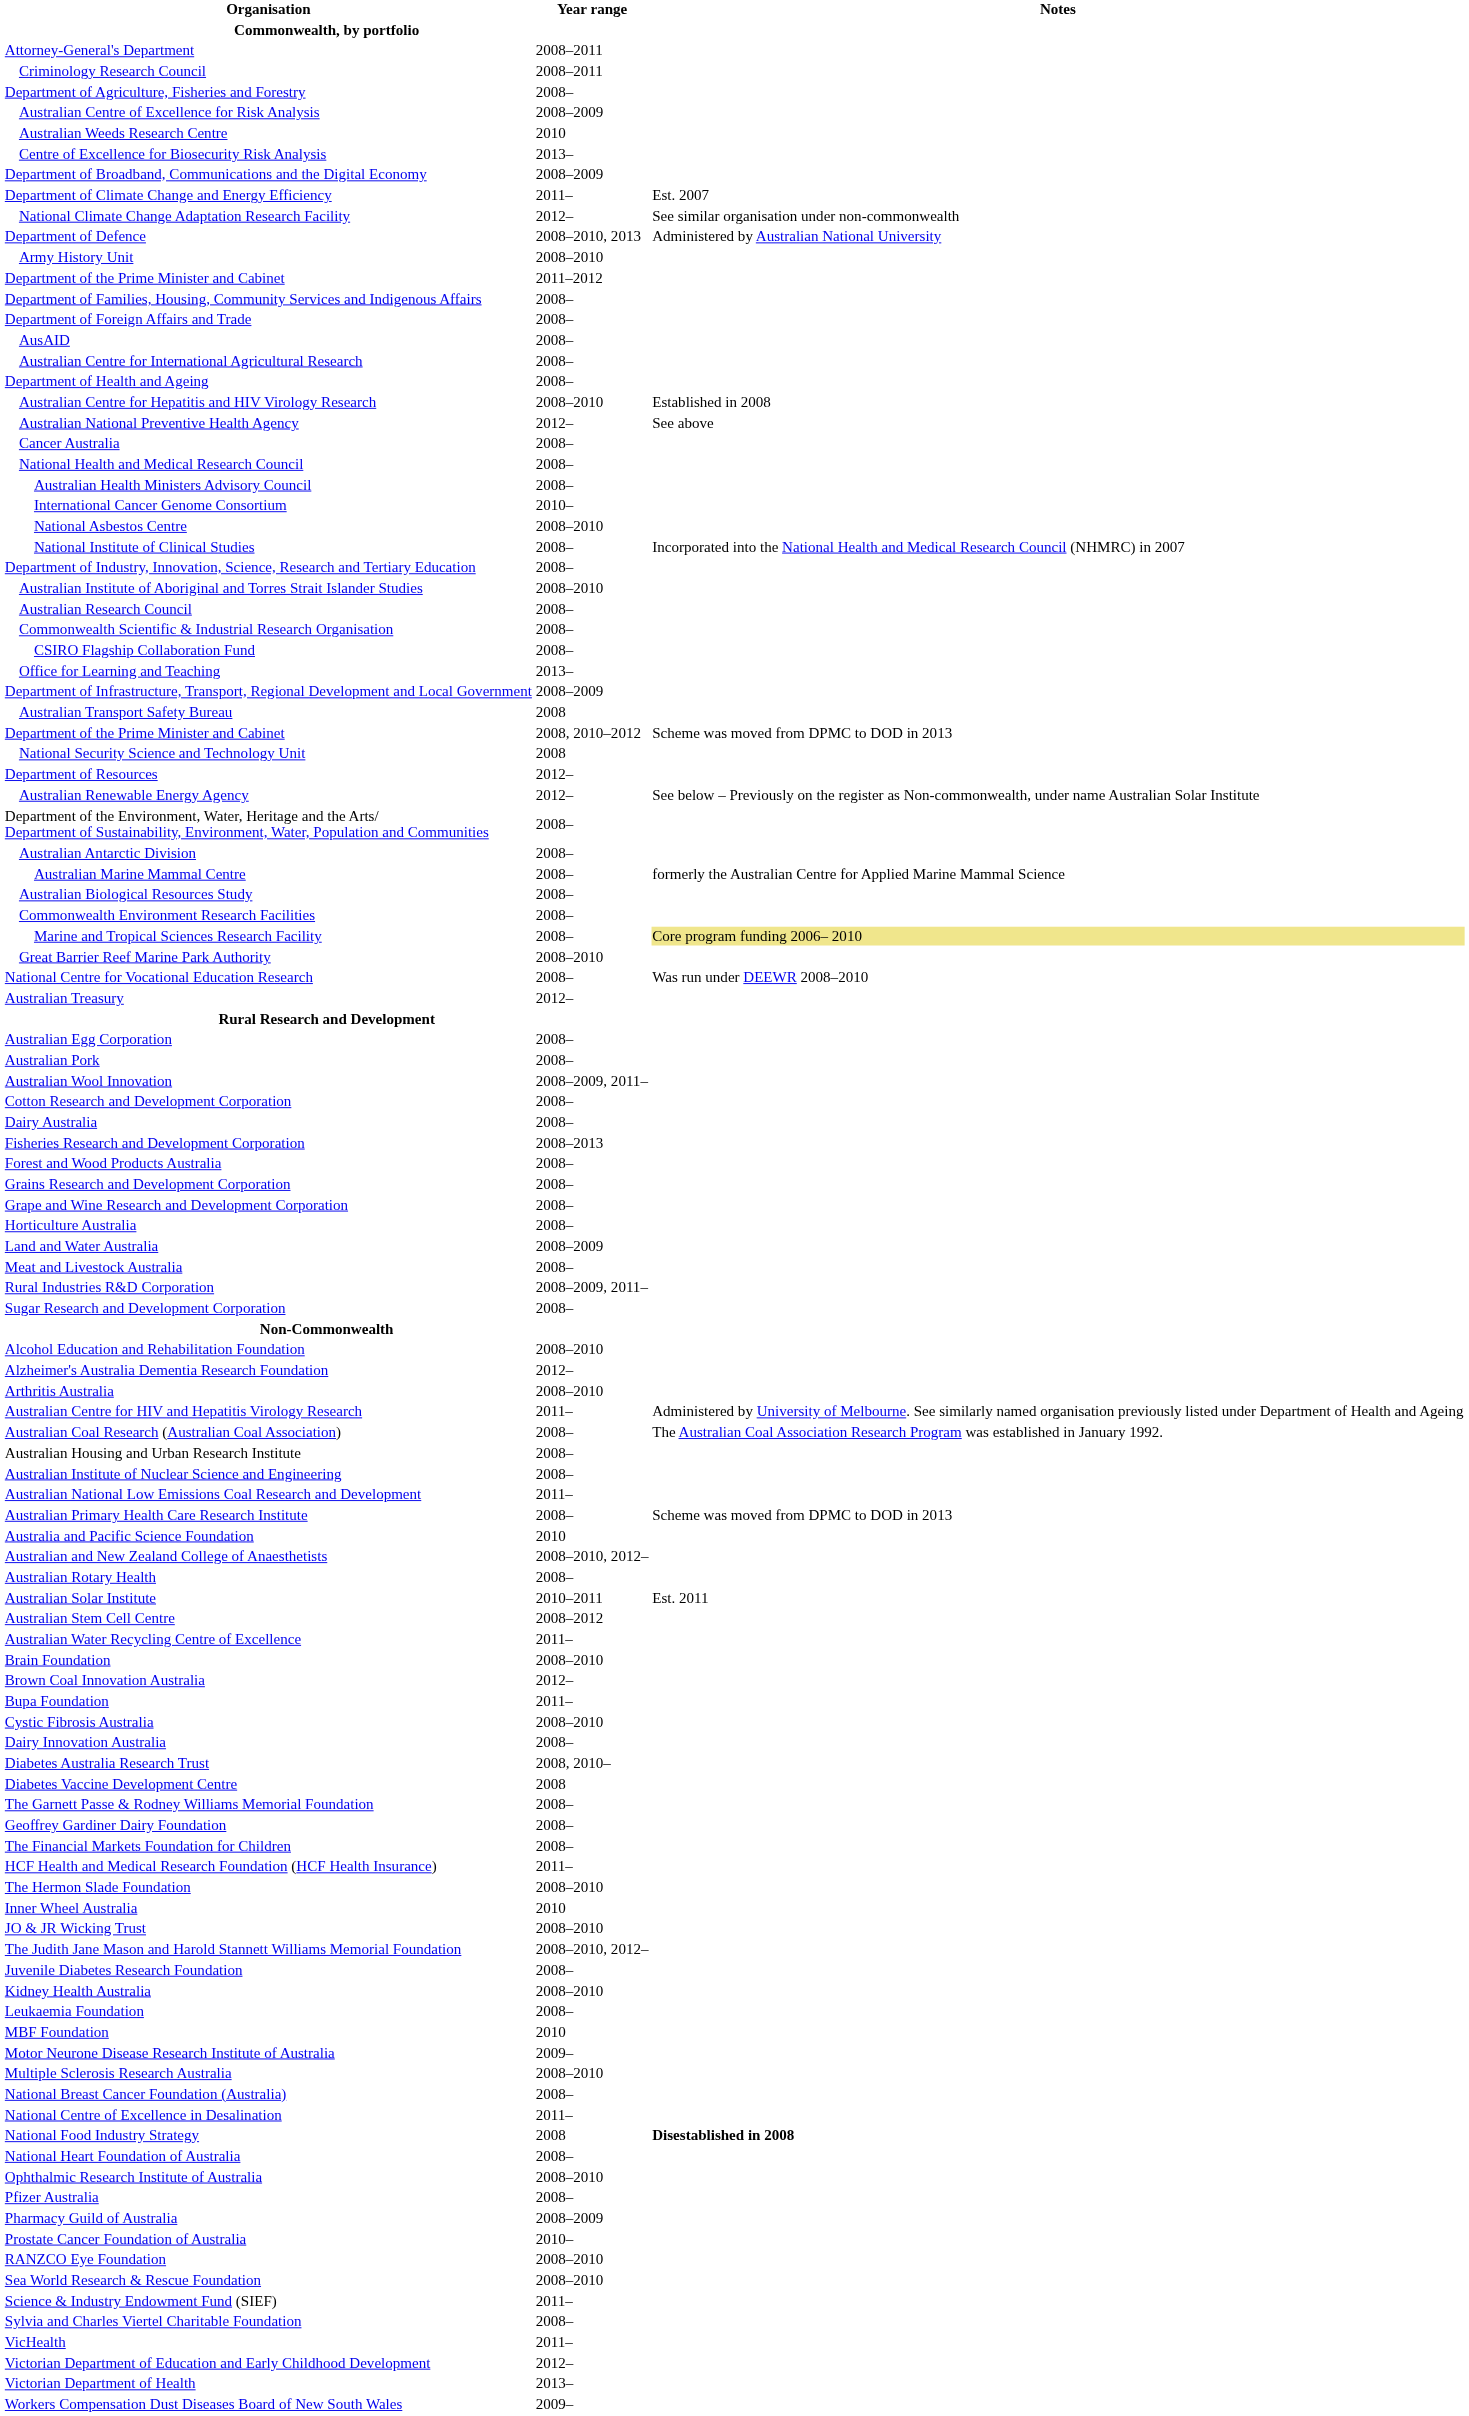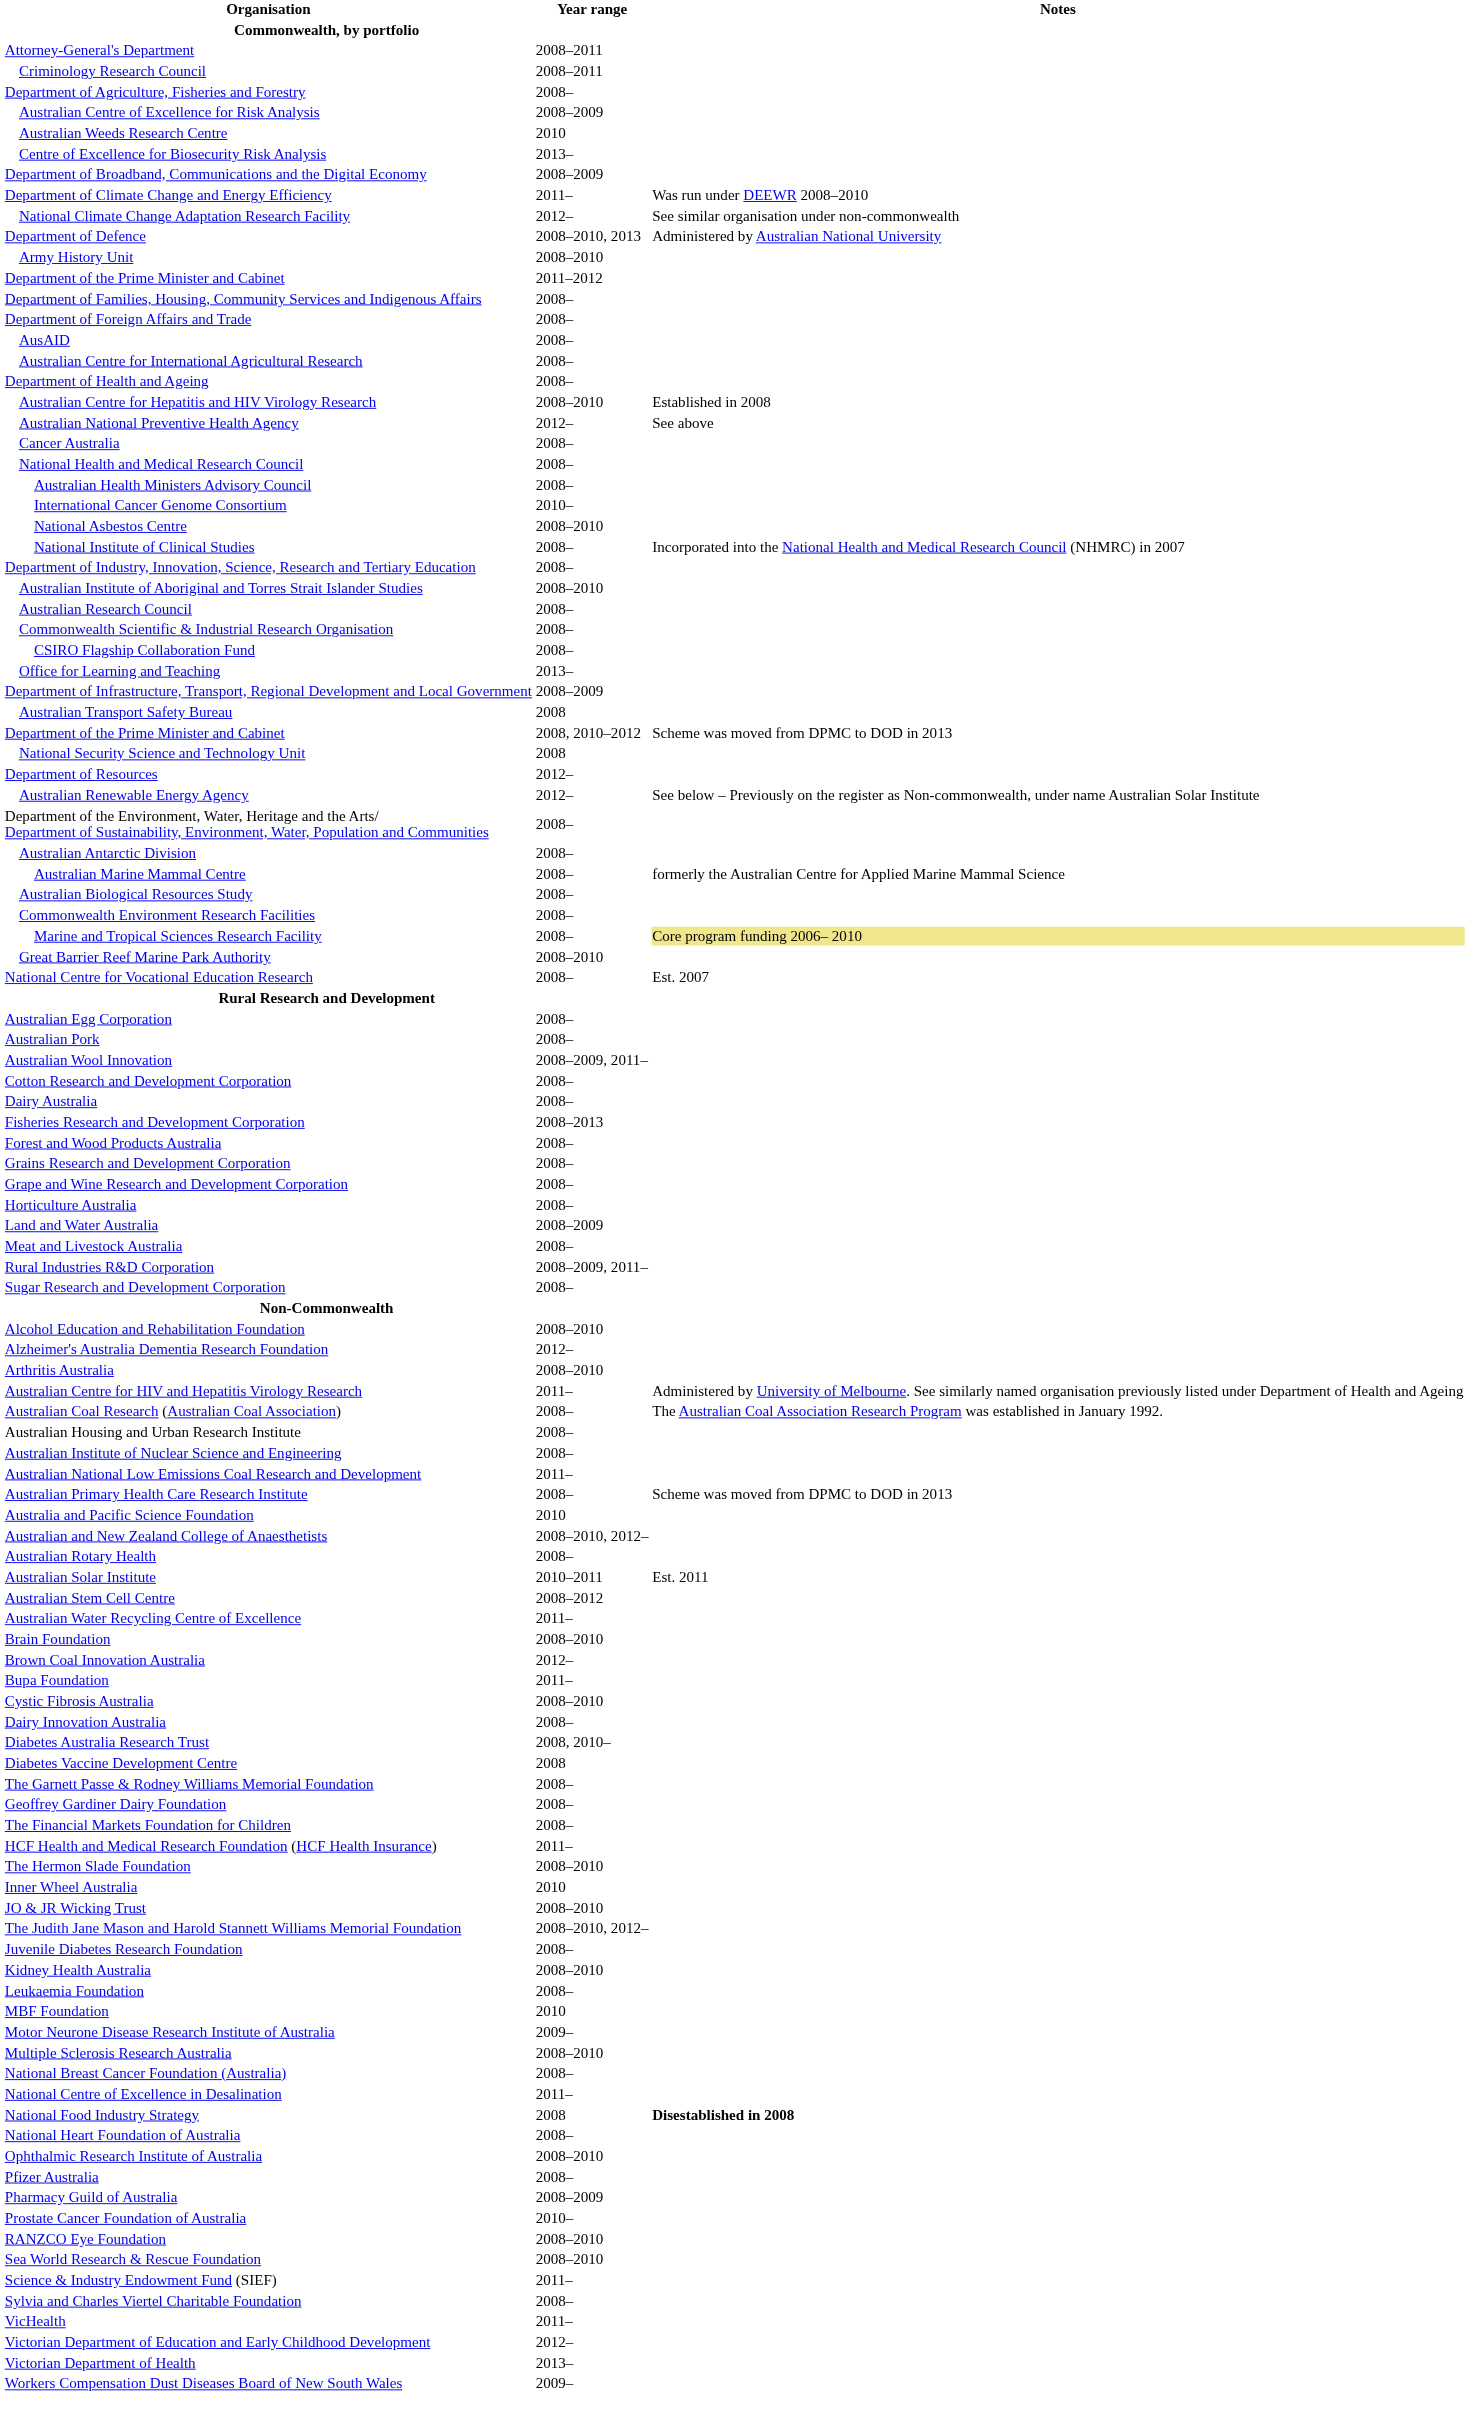(681, 195) Est. 2007 -> (760, 195) Was run under DEEWR 2008–2010
(760, 977) Was run under DEEWR 2008–2010 -> (681, 977) Est. 2007
- row: (64, 998)
